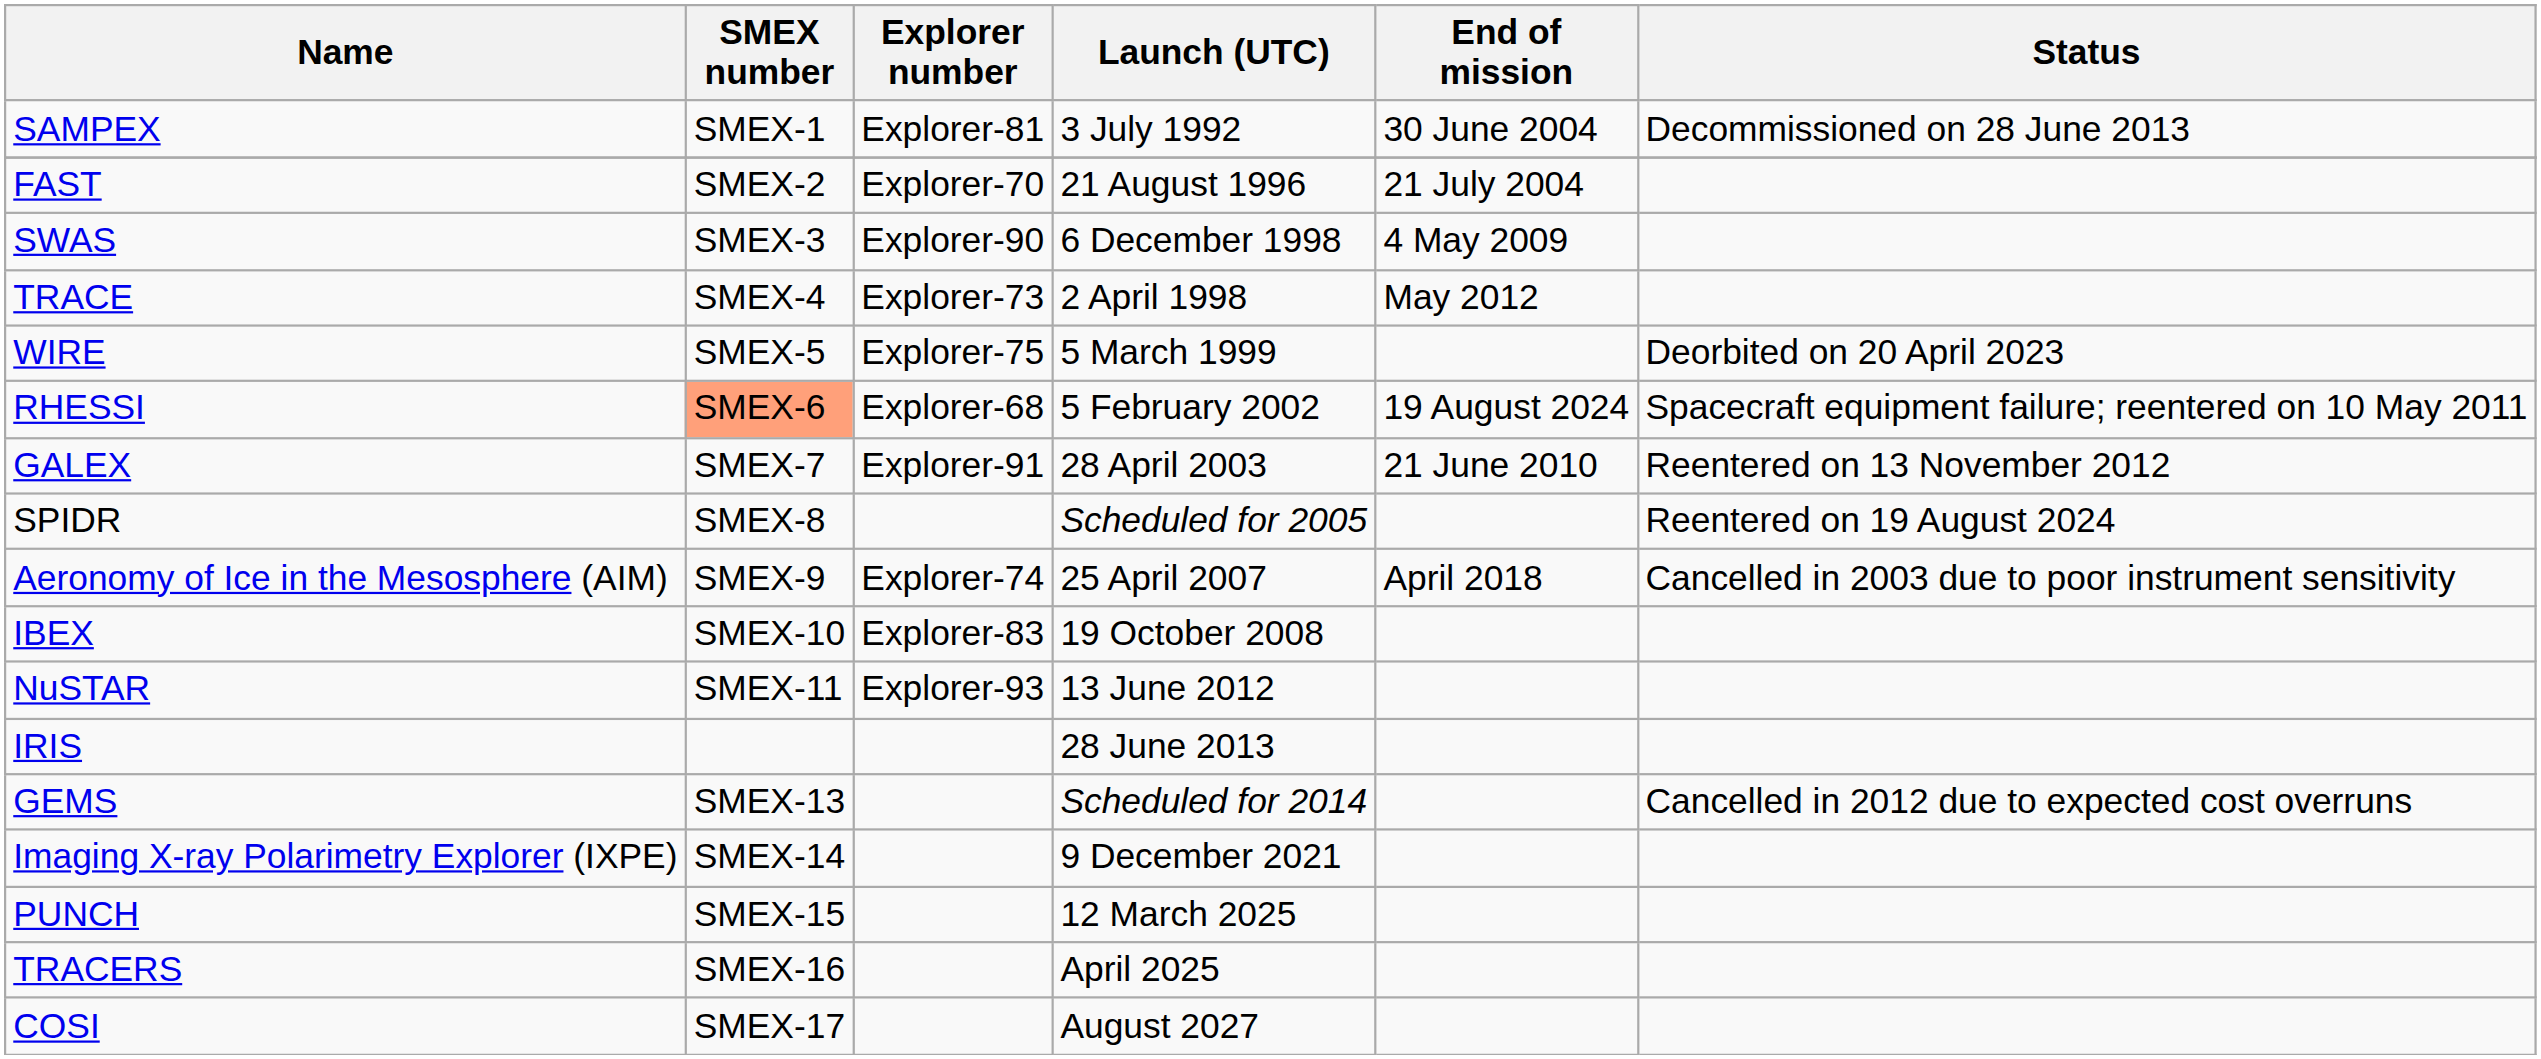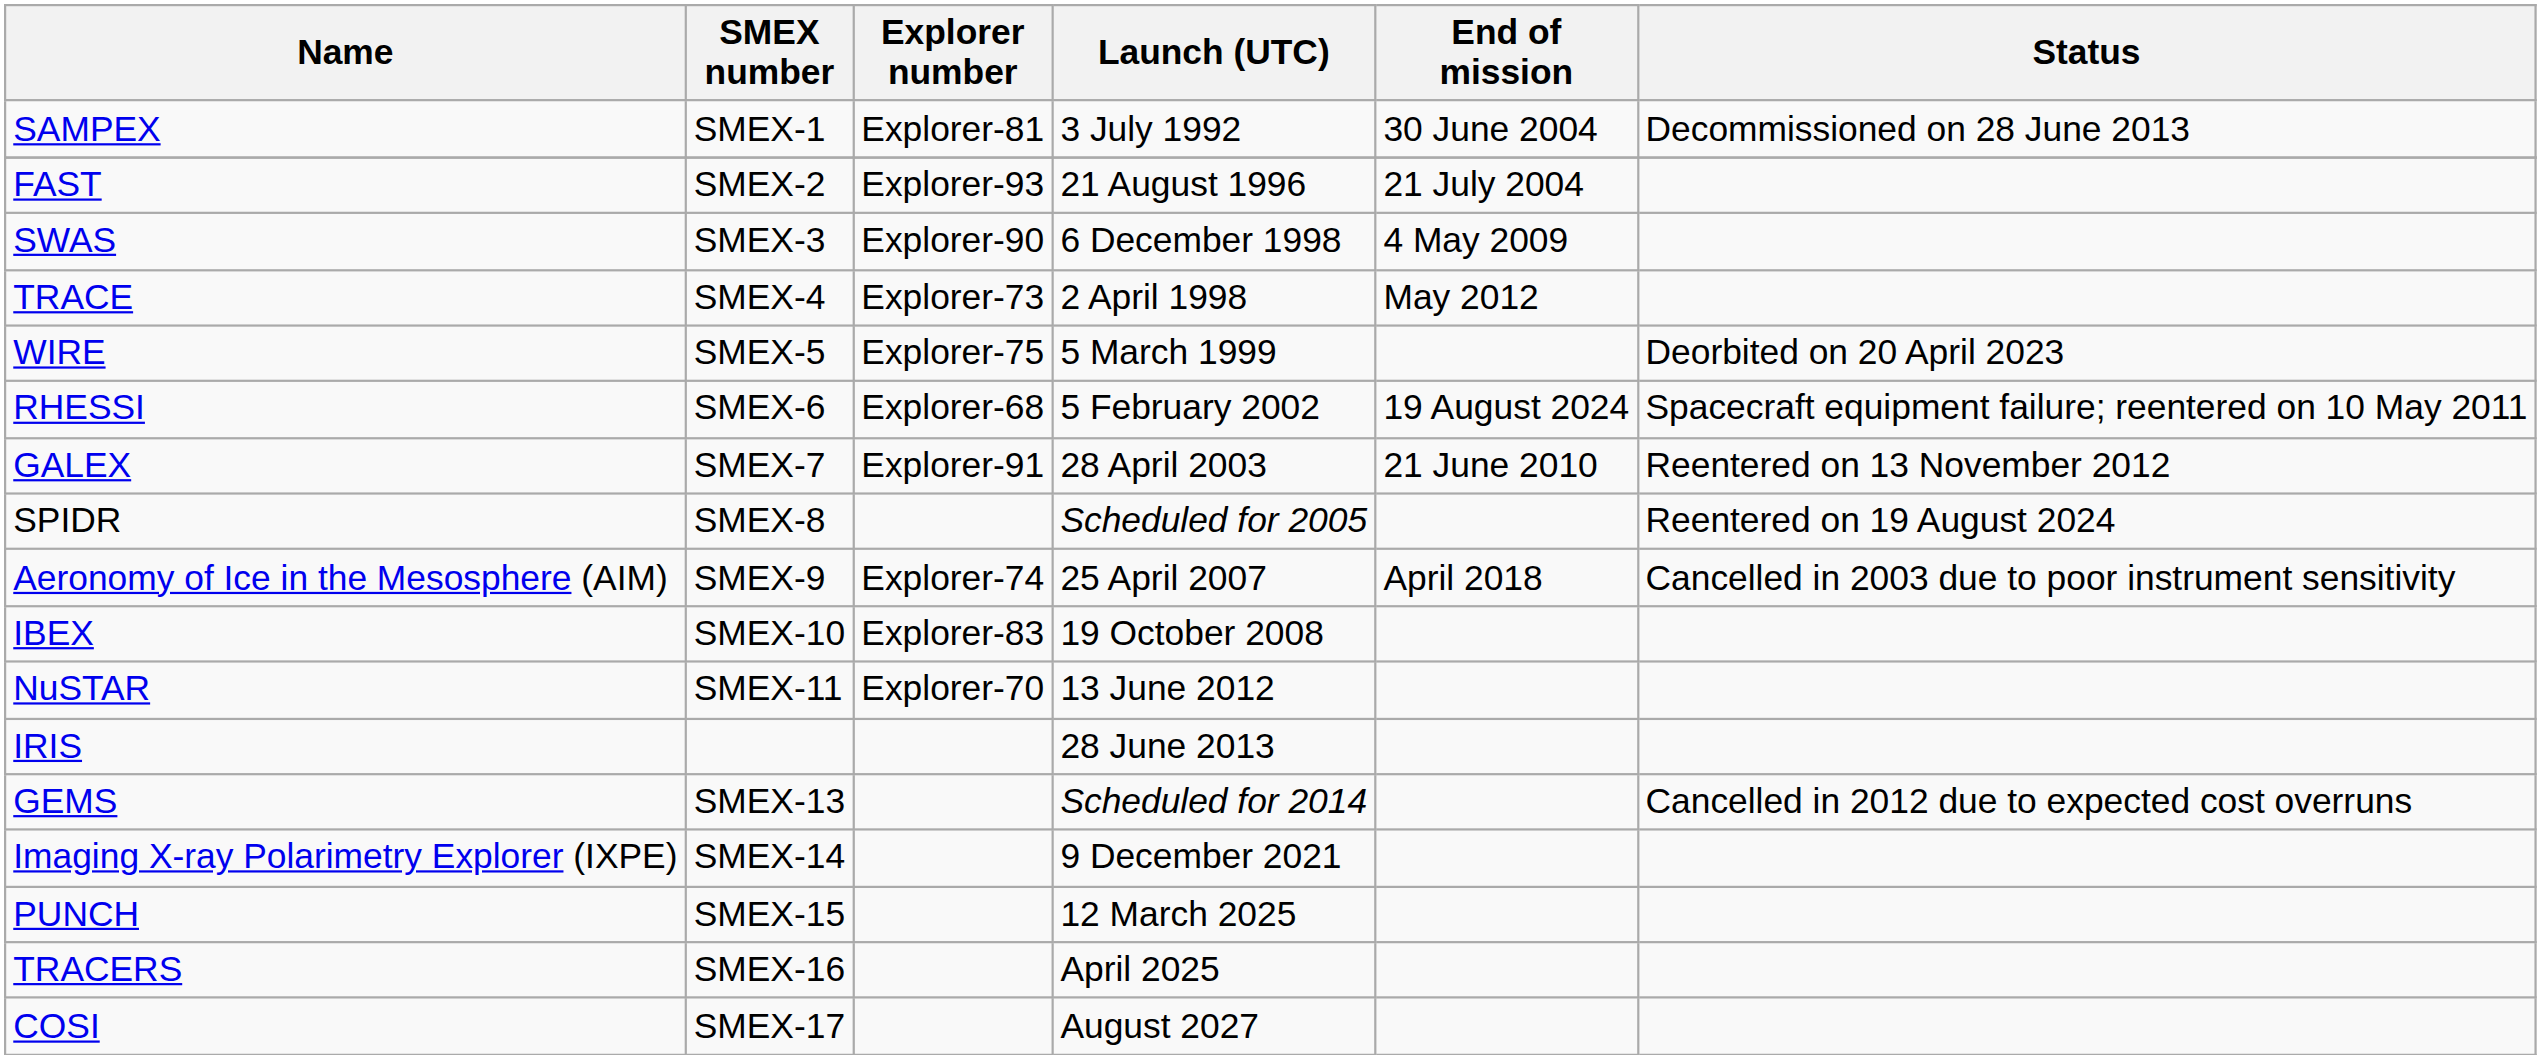(953, 184) Explorer-70 -> (953, 184) Explorer-93
(760, 408) lightsalmon background -> (760, 408) no background
(953, 689) Explorer-93 -> (953, 689) Explorer-70
